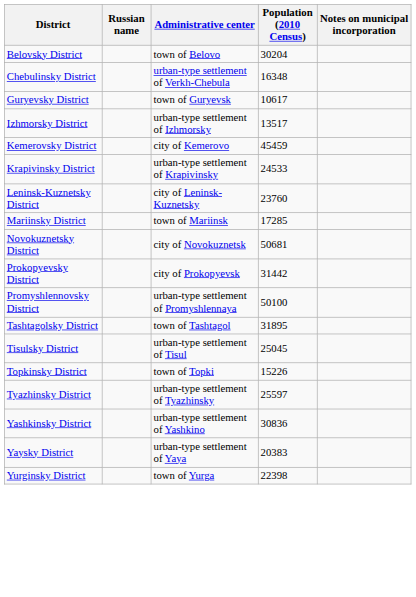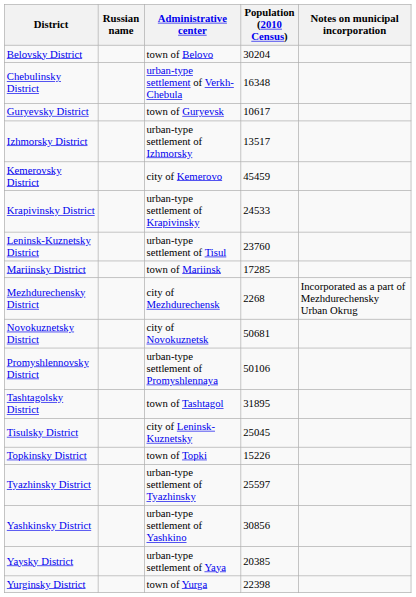(188, 198) city of Leninsk-Kuznetsky -> (186, 246) urban-type settlement of Tisul
+ row: (46, 298)
- row: (37, 273)
(274, 302) 50100 -> (257, 368) 50106
(200, 348) urban-type settlement of Tisul -> (181, 433) city of Leninsk-Kuznetsky
(274, 423) 30836 -> (257, 526) 30856
(274, 452) 20383 -> (257, 561) 20385
